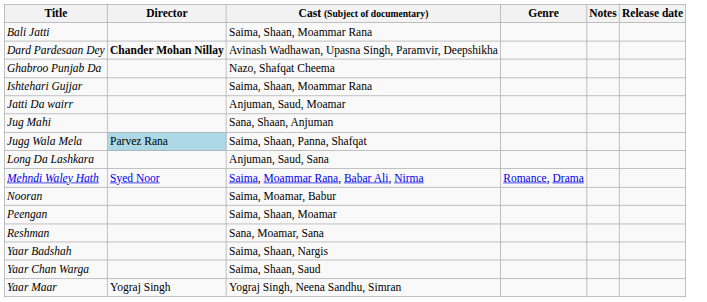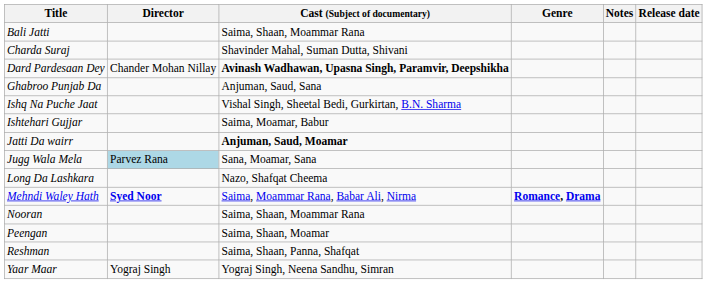+ row: (38, 50)
(167, 50) bold -> (163, 68) normal
(363, 50) normal -> (365, 68) bold
(282, 68) Nazo, Shafqat Cheema -> (271, 86) Anjuman, Saud, Sana
+ row: (52, 104)
(301, 86) Saima, Shaan, Moammar Rana -> (275, 123) Saima, Moamar, Babur
(287, 104) normal -> (285, 141) bold
- row: (29, 123)
(298, 141) Saima, Shaan, Panna, Shafqat -> (269, 159) Sana, Moamar, Sana
(279, 159) Anjuman, Saud, Sana -> (274, 178) Nazo, Shafqat Cheema
(135, 178) normal -> (136, 196) bold
(544, 178) normal -> (557, 196) bold
(283, 196) Saima, Moamar, Babur -> (293, 214) Saima, Shaan, Moammar Rana
(276, 232) Sana, Moamar, Sana -> (290, 251) Saima, Shaan, Panna, Shafqat
- row: (39, 251)
- row: (48, 269)
